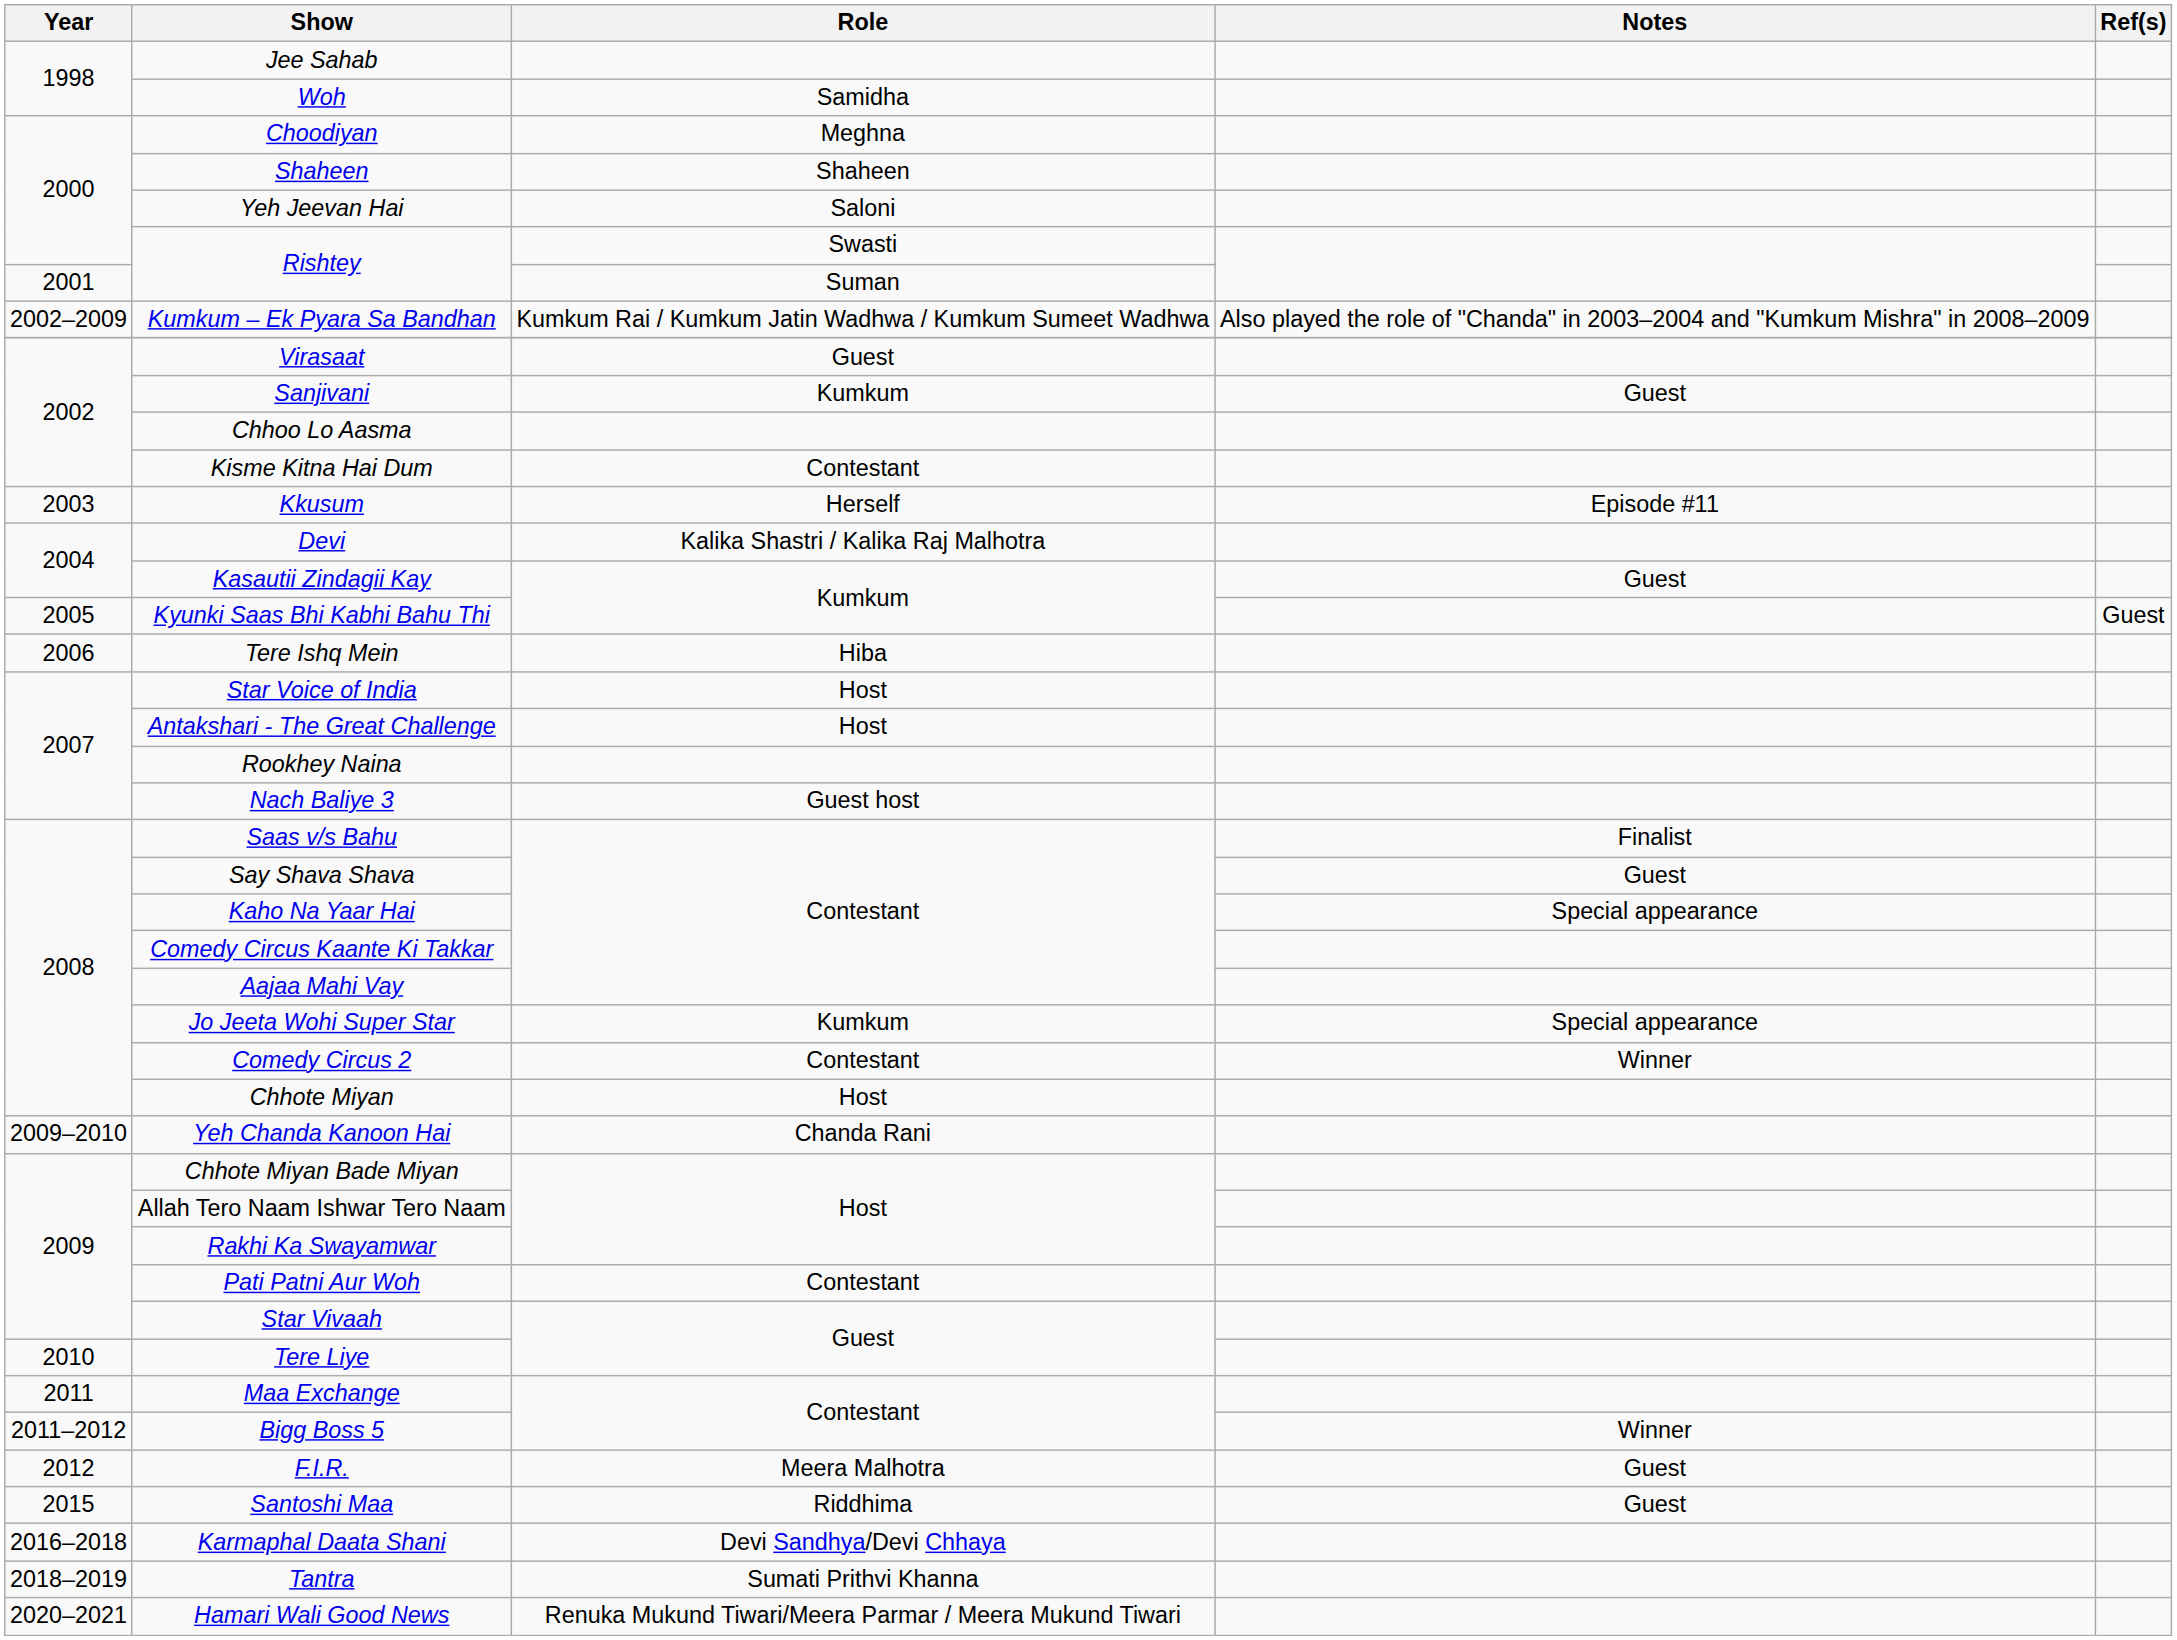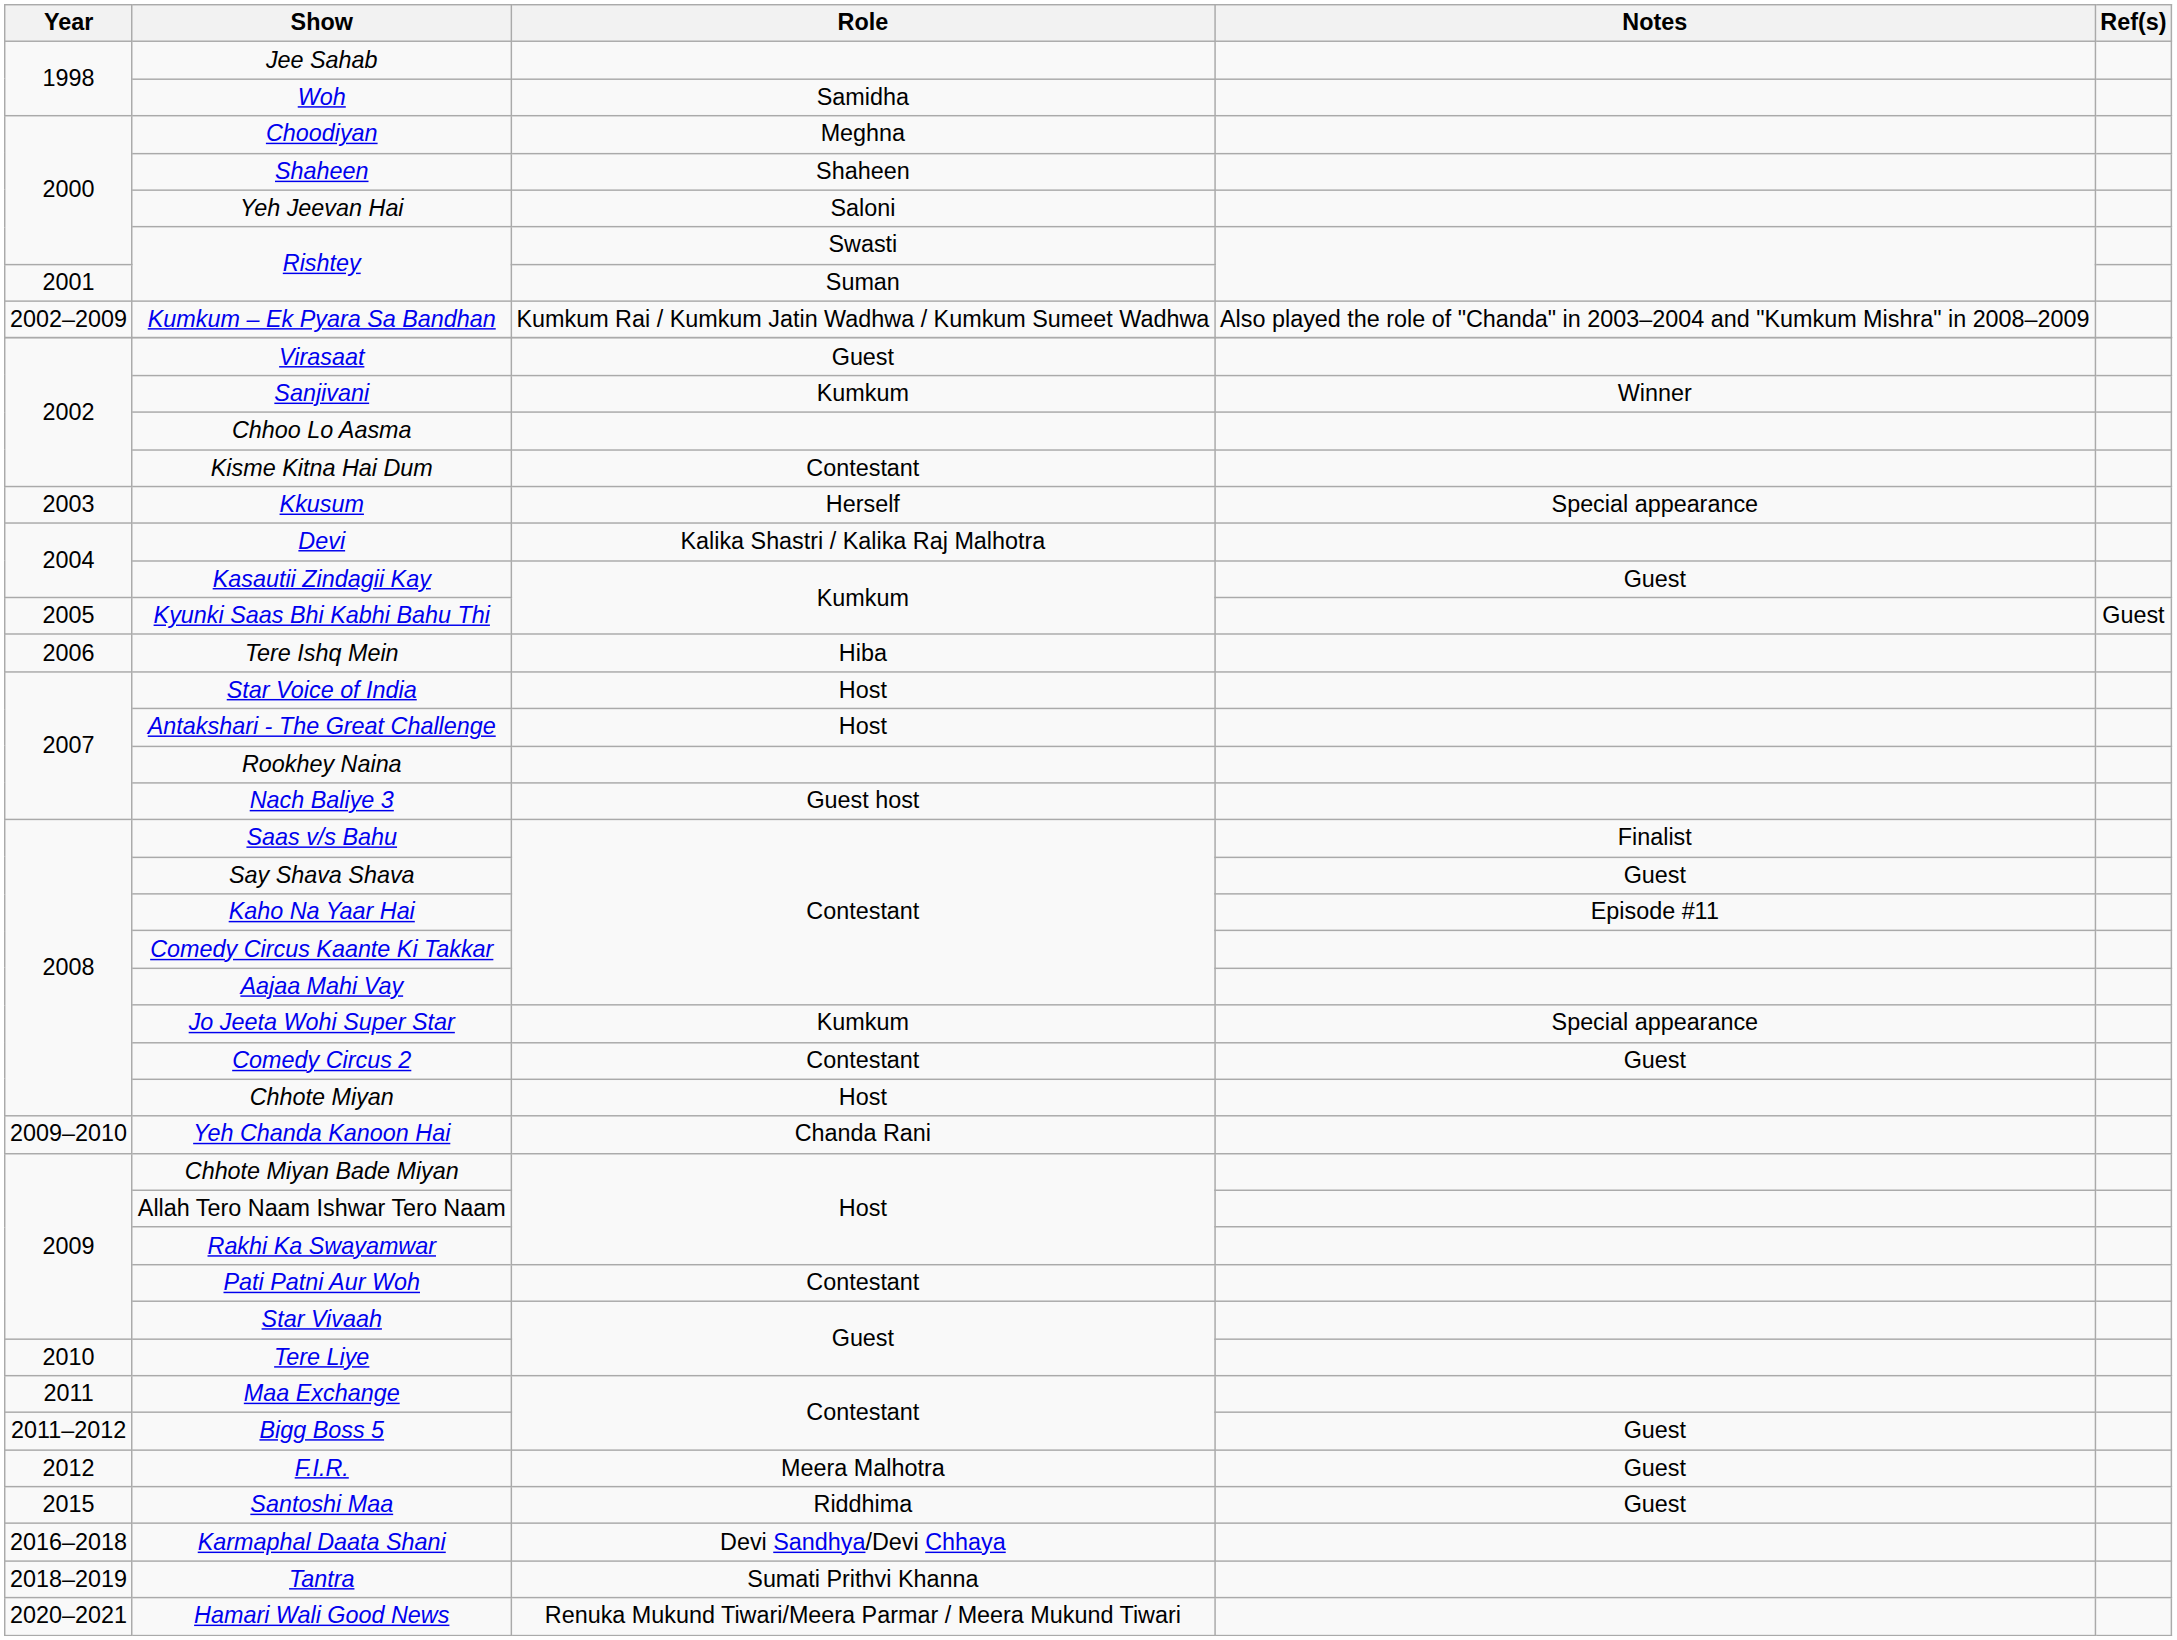(1655, 393) Guest -> (1655, 393) Winner
(1655, 504) Episode #11 -> (1655, 504) Special appearance
(1655, 912) Special appearance -> (1655, 912) Episode #11
(1655, 1060) Winner -> (1655, 1060) Guest
(1655, 1430) Winner -> (1655, 1430) Guest
